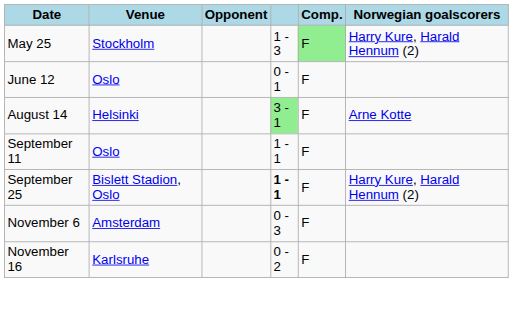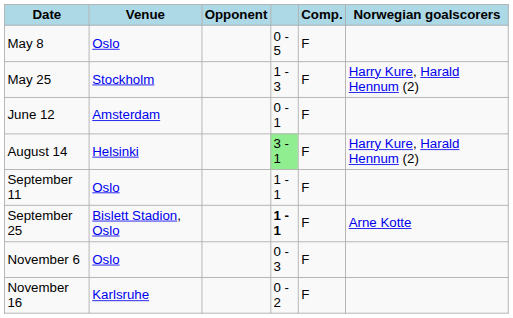+ row: (26, 43)
(305, 43) lightgreen background -> (305, 79) no background
(106, 79) Oslo -> (126, 115) Amsterdam
(380, 115) Arne Kotte -> (404, 151) Harry Kure, Harald Hennum (2)
(404, 187) Harry Kure, Harald Hennum (2) -> (380, 223) Arne Kotte
(126, 223) Amsterdam -> (106, 259) Oslo
